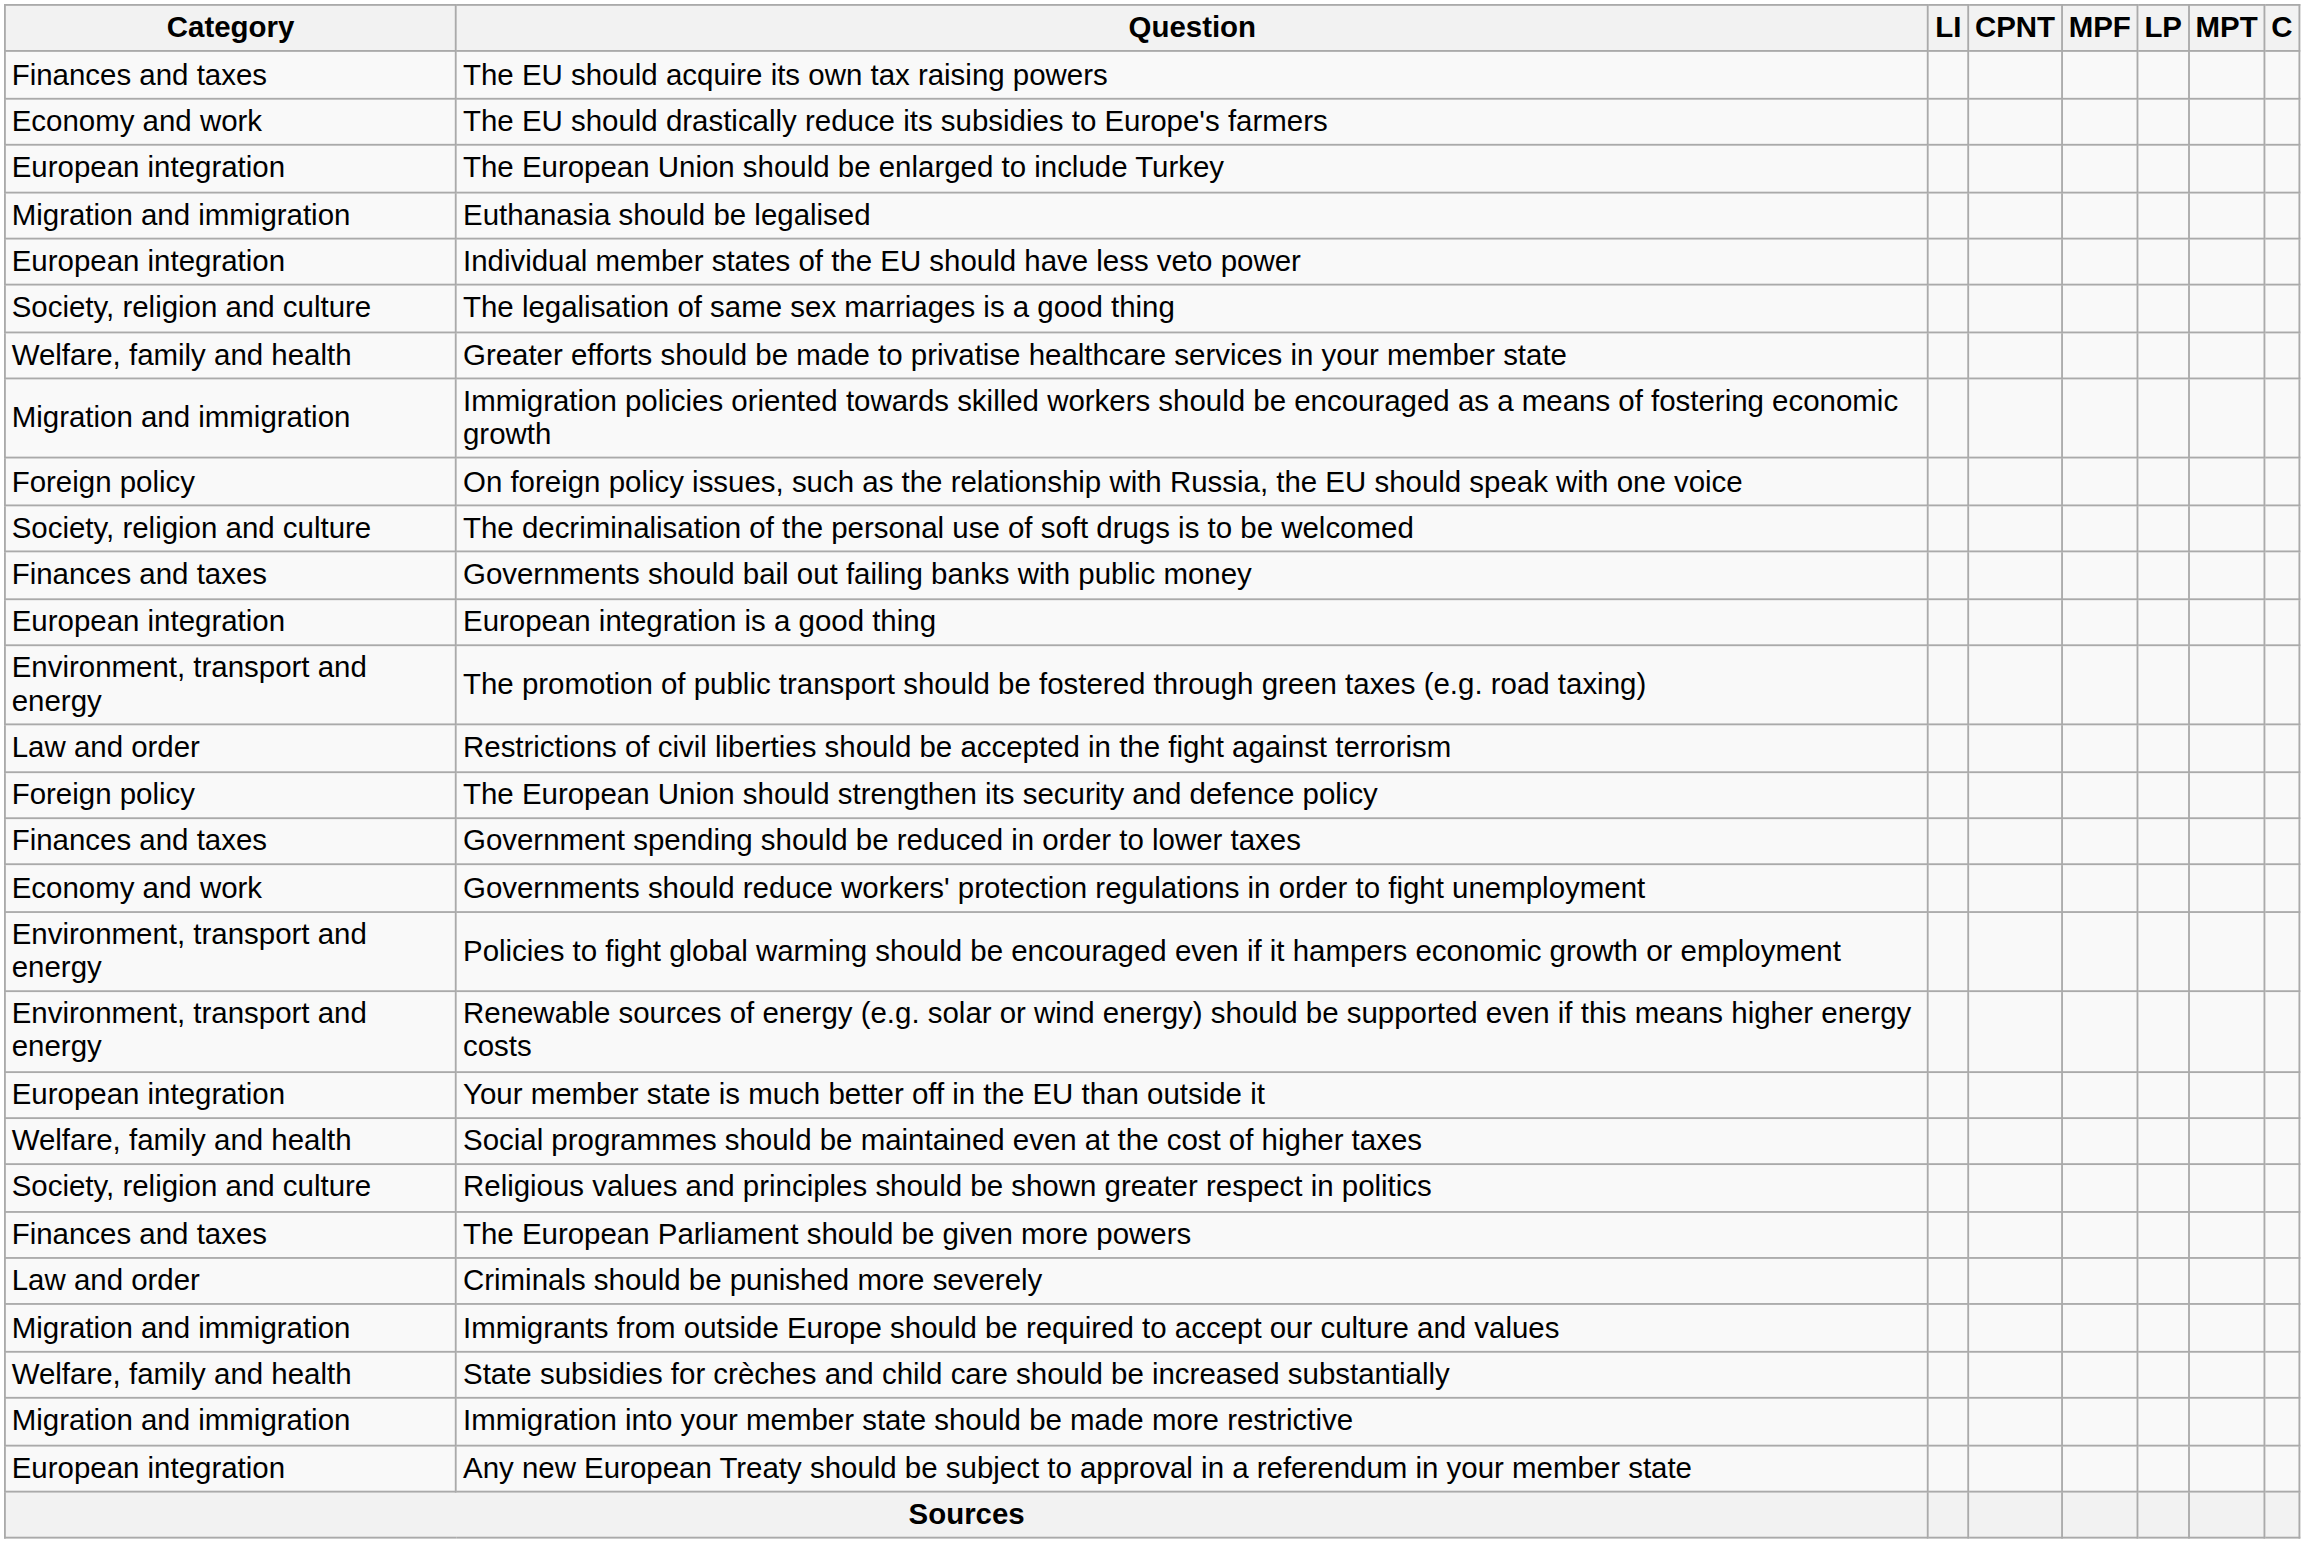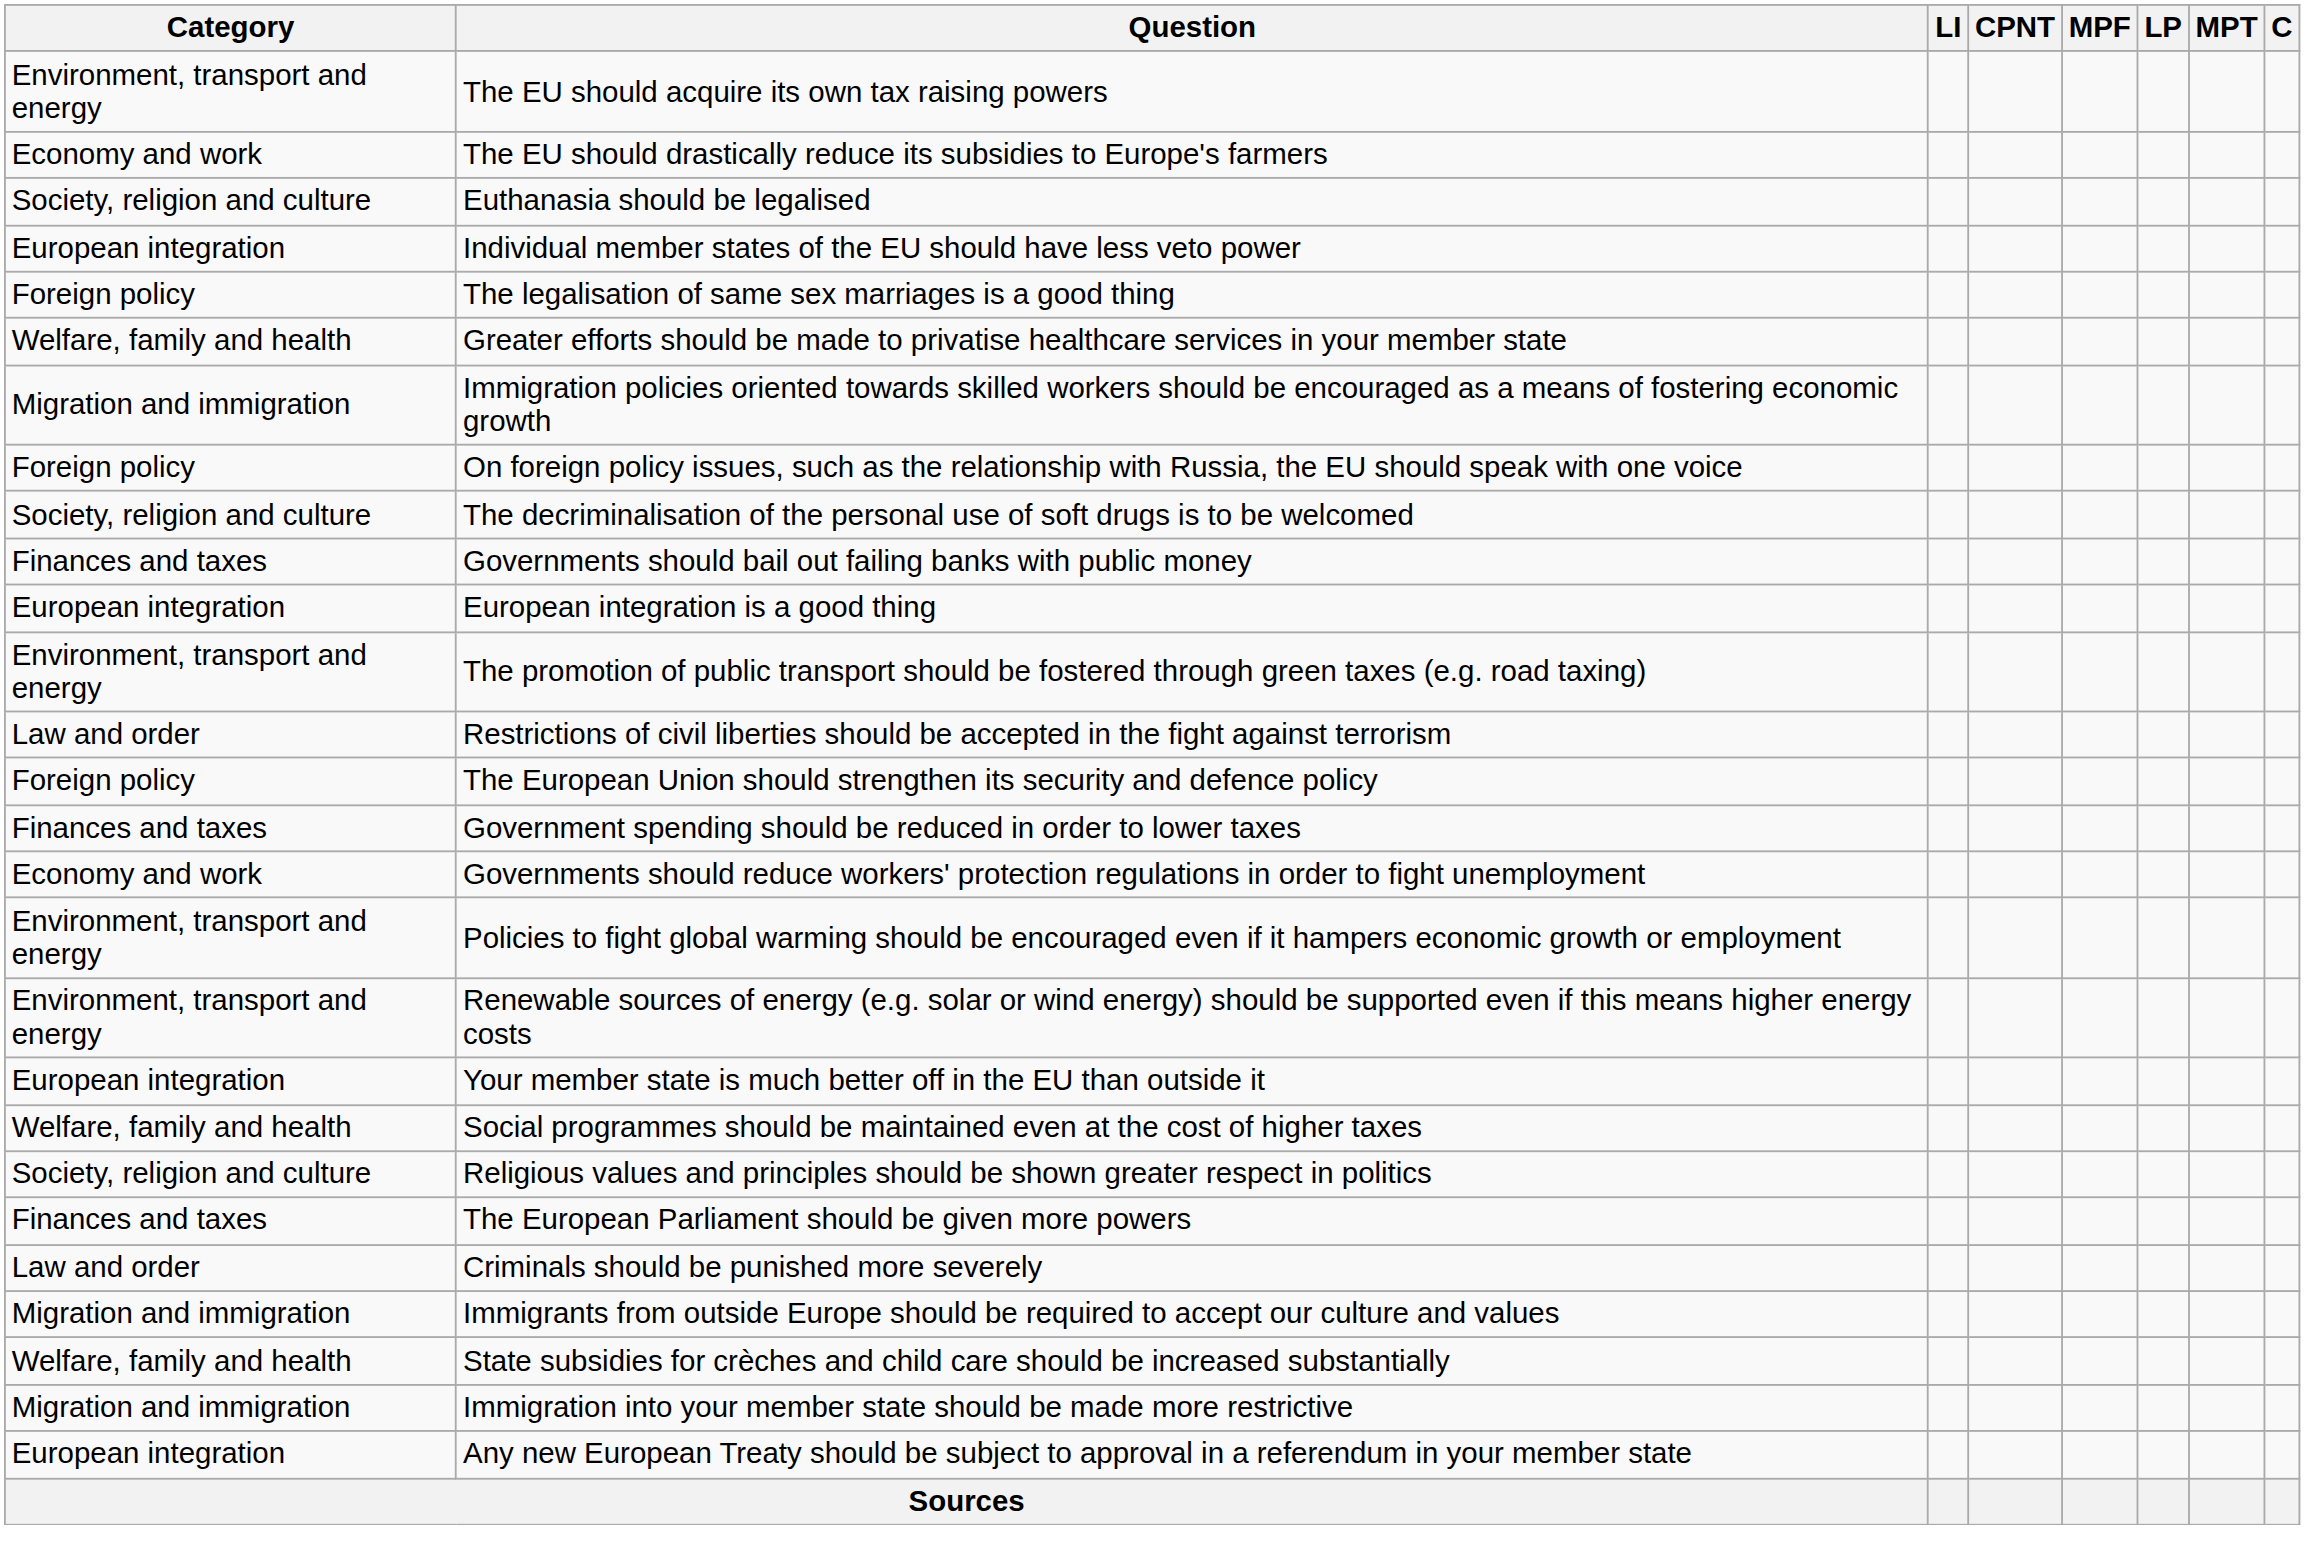(139, 74) Finances and taxes -> (189, 91) Environment, transport and energy
- row: (844, 167)
(181, 214) Migration and immigration -> (191, 201) Society, religion and culture
(191, 307) Society, religion and culture -> (103, 294) Foreign policy
